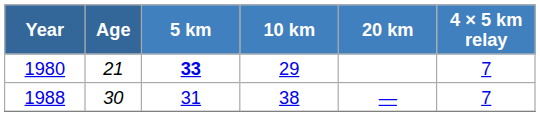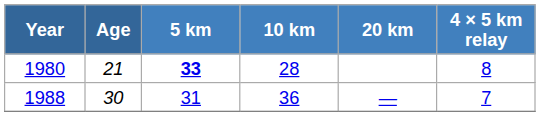(289, 69) 29 -> (289, 69) 28
(486, 69) 7 -> (486, 69) 8
(289, 97) 38 -> (289, 97) 36
